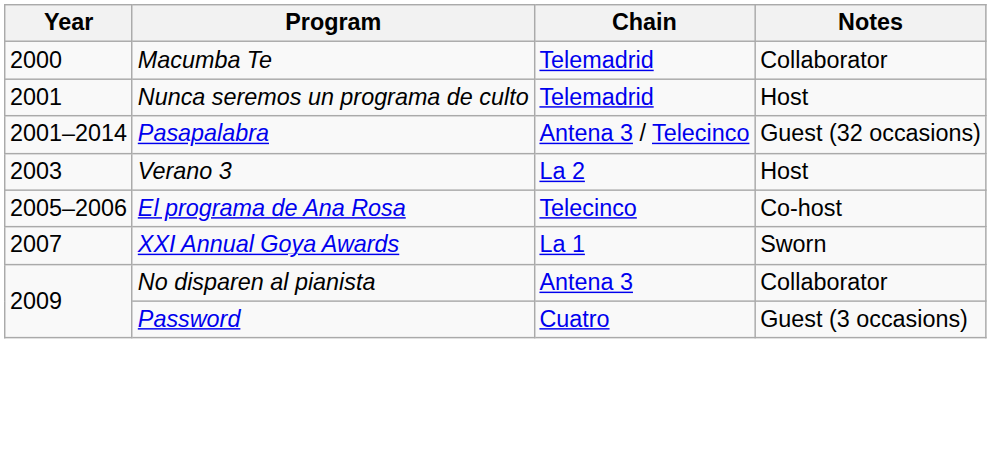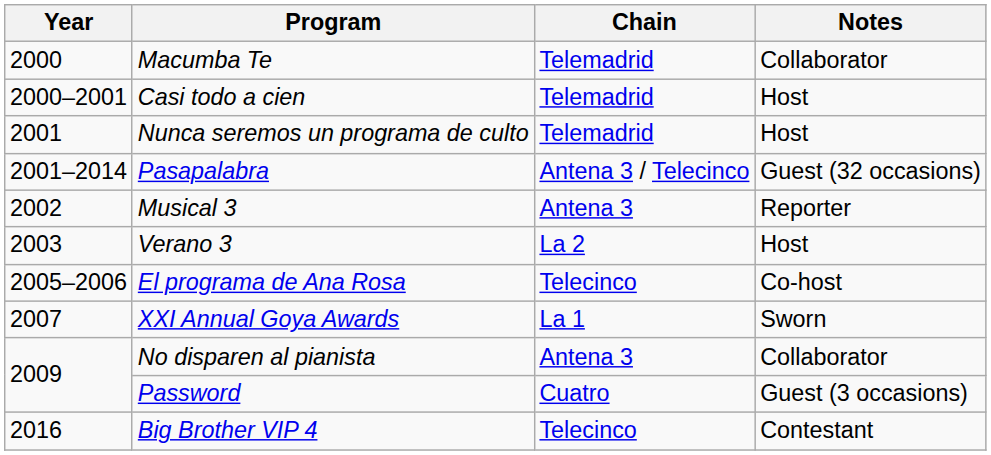+ row: (222, 97)
+ row: (187, 208)
+ row: (228, 430)
